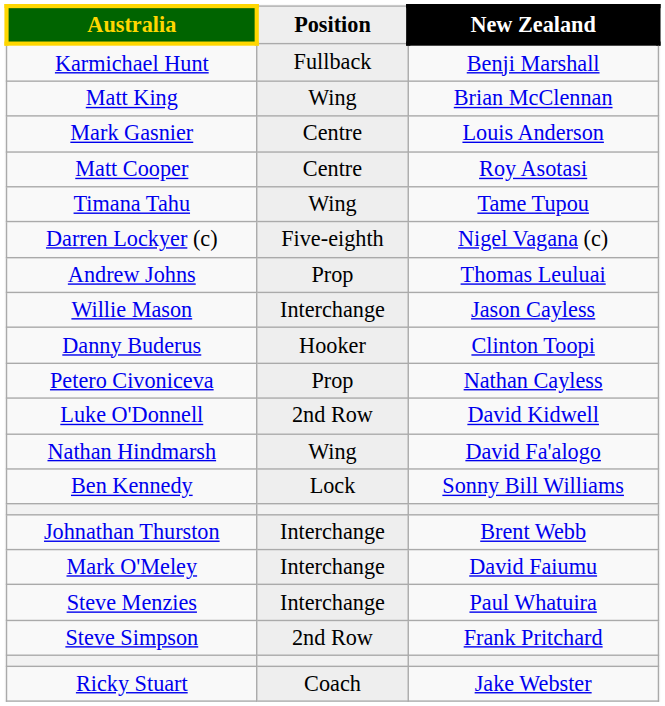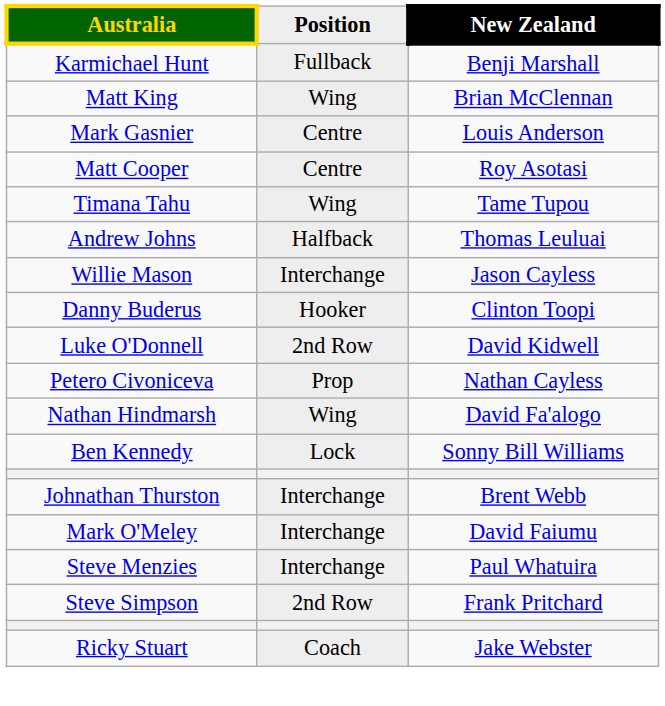- row: (132, 239)
(332, 274) Prop -> (332, 239) Halfback
rows swapped: (132, 380) <-> (132, 415)
